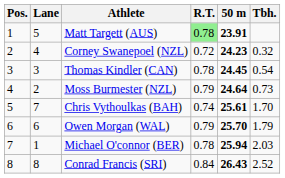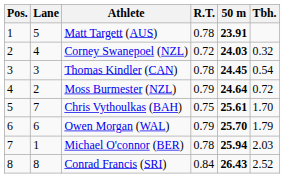(204, 32) lightgreen background -> (204, 32) no background
(234, 51) 24.23 -> (234, 51) 24.03
(263, 88) 0.73 -> (263, 88) 0.72
(204, 107) 0.74 -> (204, 107) 0.75
